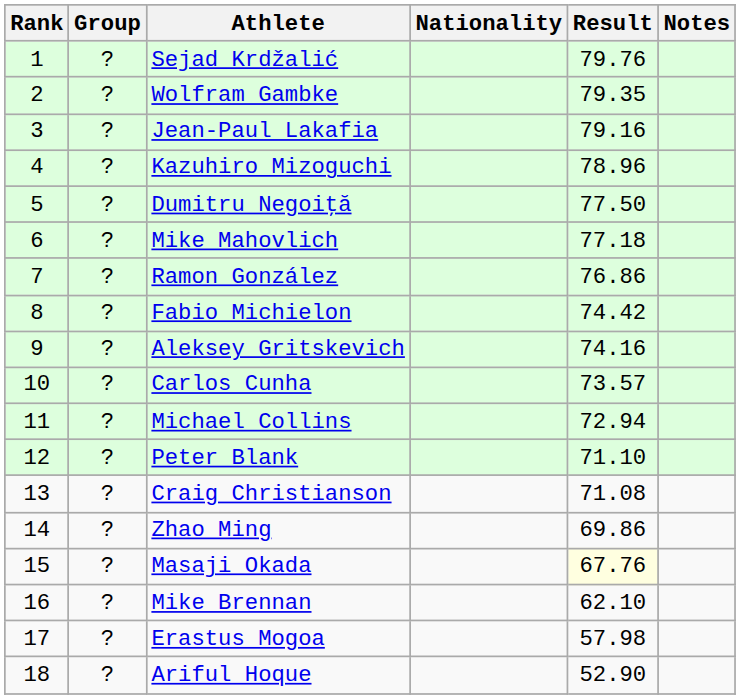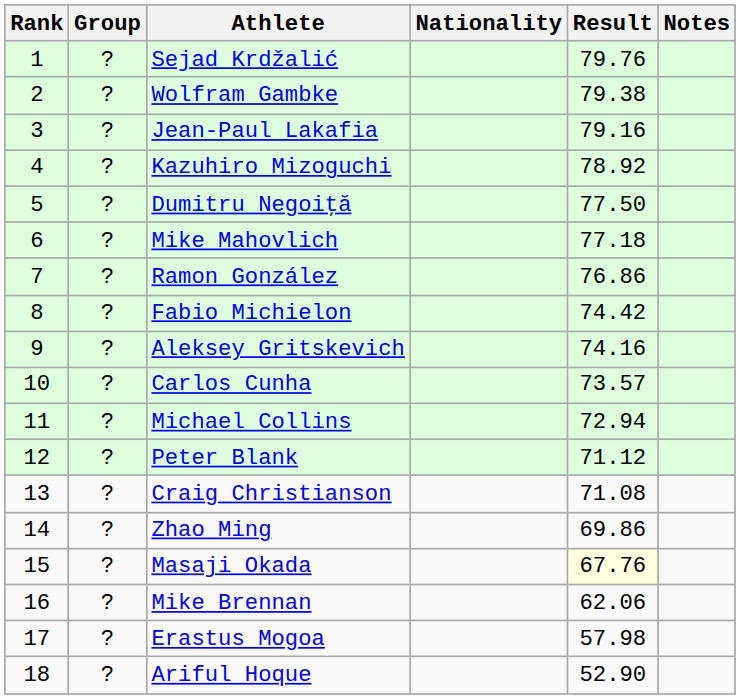(613, 95) 79.35 -> (613, 95) 79.38
(613, 168) 78.96 -> (613, 168) 78.92
(613, 458) 71.10 -> (613, 458) 71.12
(613, 603) 62.10 -> (613, 603) 62.06
